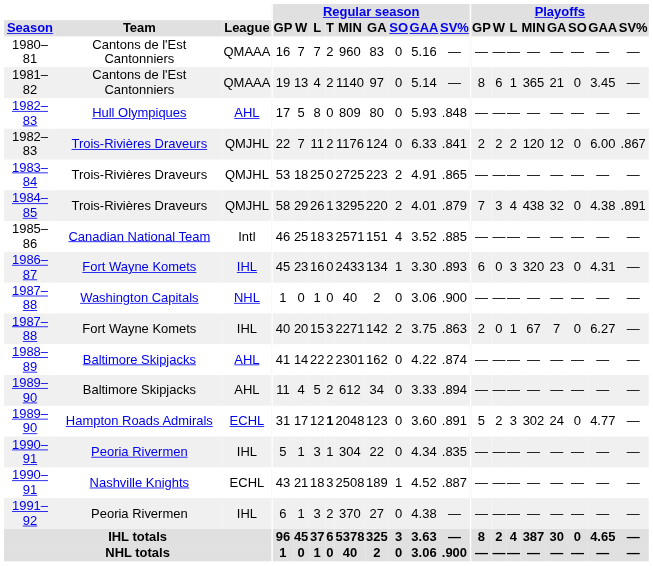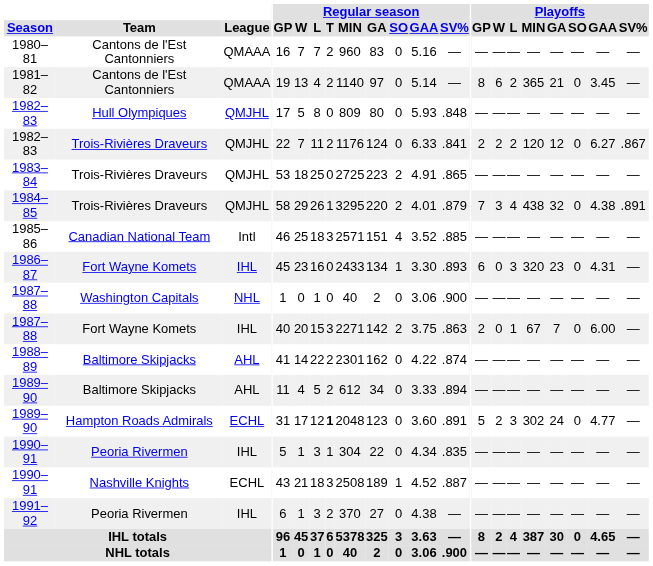(513, 82) 1 -> (513, 82) 2
(247, 113) AHL -> (247, 113) QMJHL
(603, 144) 6.00 -> (603, 144) 6.27
(603, 328) 6.27 -> (603, 328) 6.00
